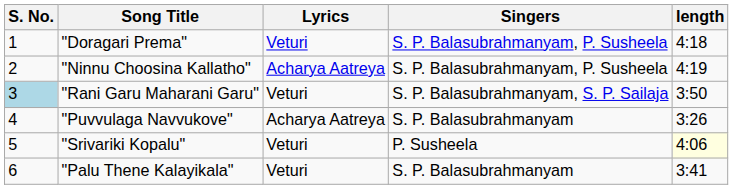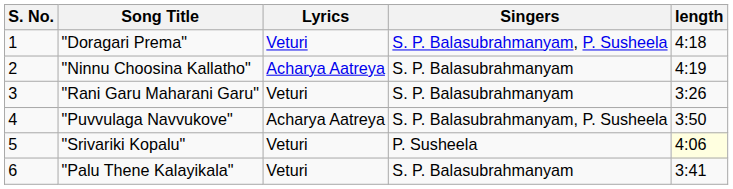(530, 68) S. P. Balasubrahmanyam, P. Susheela -> (483, 68) S. P. Balasubrahmanyam
(13, 94) lightblue background -> (13, 94) no background
(530, 94) S. P. Balasubrahmanyam, S. P. Sailaja -> (483, 94) S. P. Balasubrahmanyam
(692, 94) 3:50 -> (691, 94) 3:26
(483, 119) S. P. Balasubrahmanyam -> (530, 119) S. P. Balasubrahmanyam, P. Susheela
(692, 119) 3:26 -> (691, 119) 3:50
